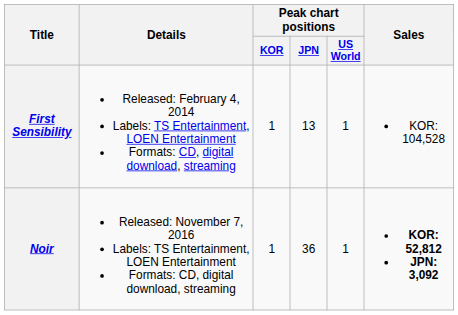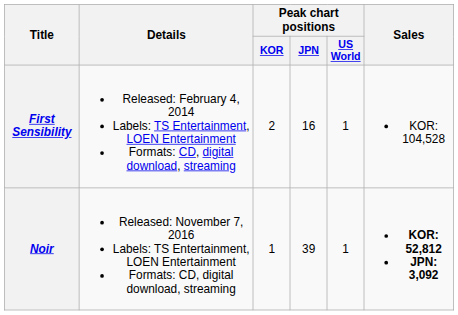(272, 126) 1 -> (272, 126) 2
(309, 126) 13 -> (309, 126) 16
(309, 248) 36 -> (309, 248) 39
